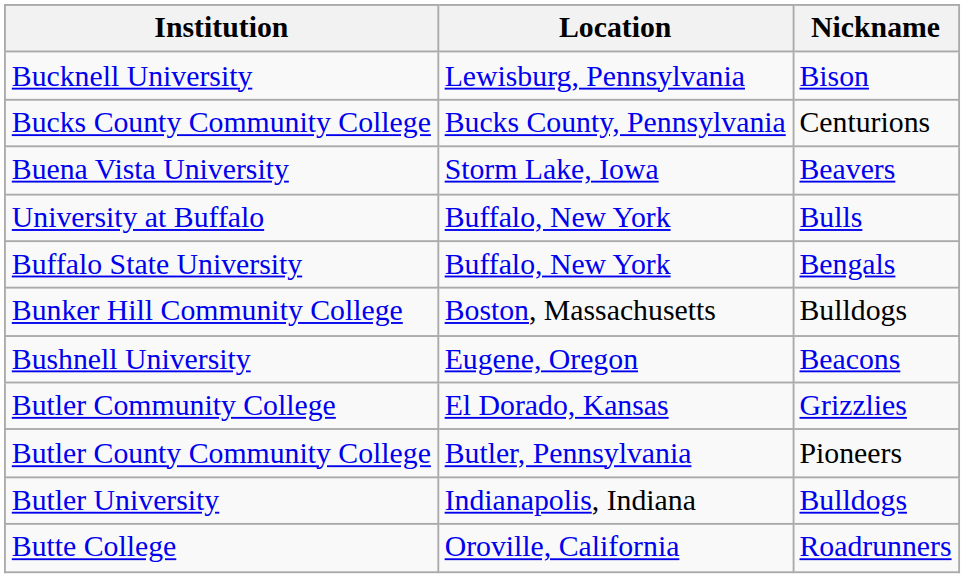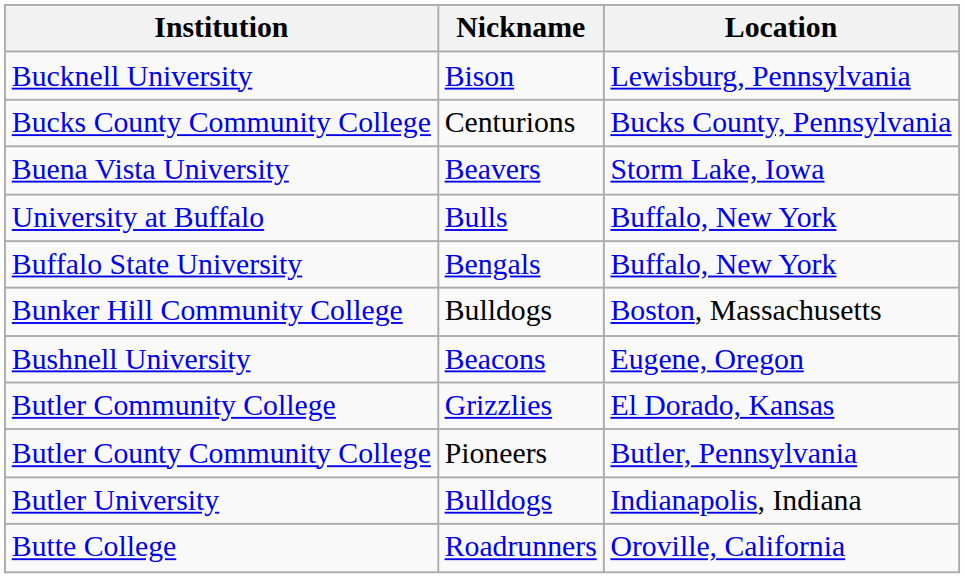columns swapped: (876, 28) <-> (615, 28)
